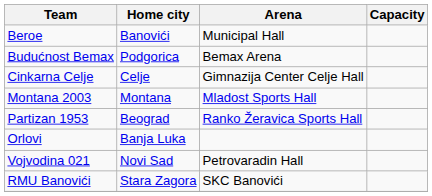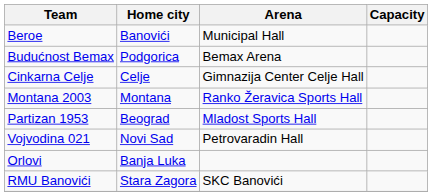(259, 98) Mladost Sports Hall -> (282, 98) Ranko Žeravica Sports Hall
(282, 118) Ranko Žeravica Sports Hall -> (259, 118) Mladost Sports Hall
rows swapped: (49, 160) <-> (25, 139)
